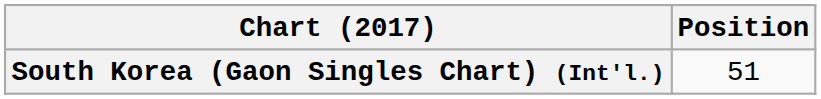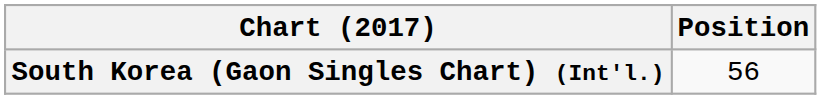(743, 72) 51 -> (743, 72) 56
